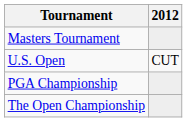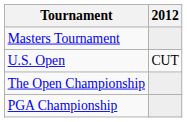rows swapped: (76, 106) <-> (62, 83)
